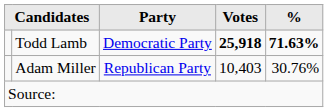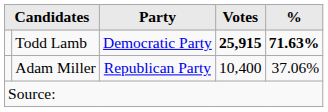(240, 43) 25,918 -> (240, 43) 25,915
(240, 68) 10,403 -> (240, 68) 10,400
(295, 68) 30.76% -> (295, 68) 37.06%
